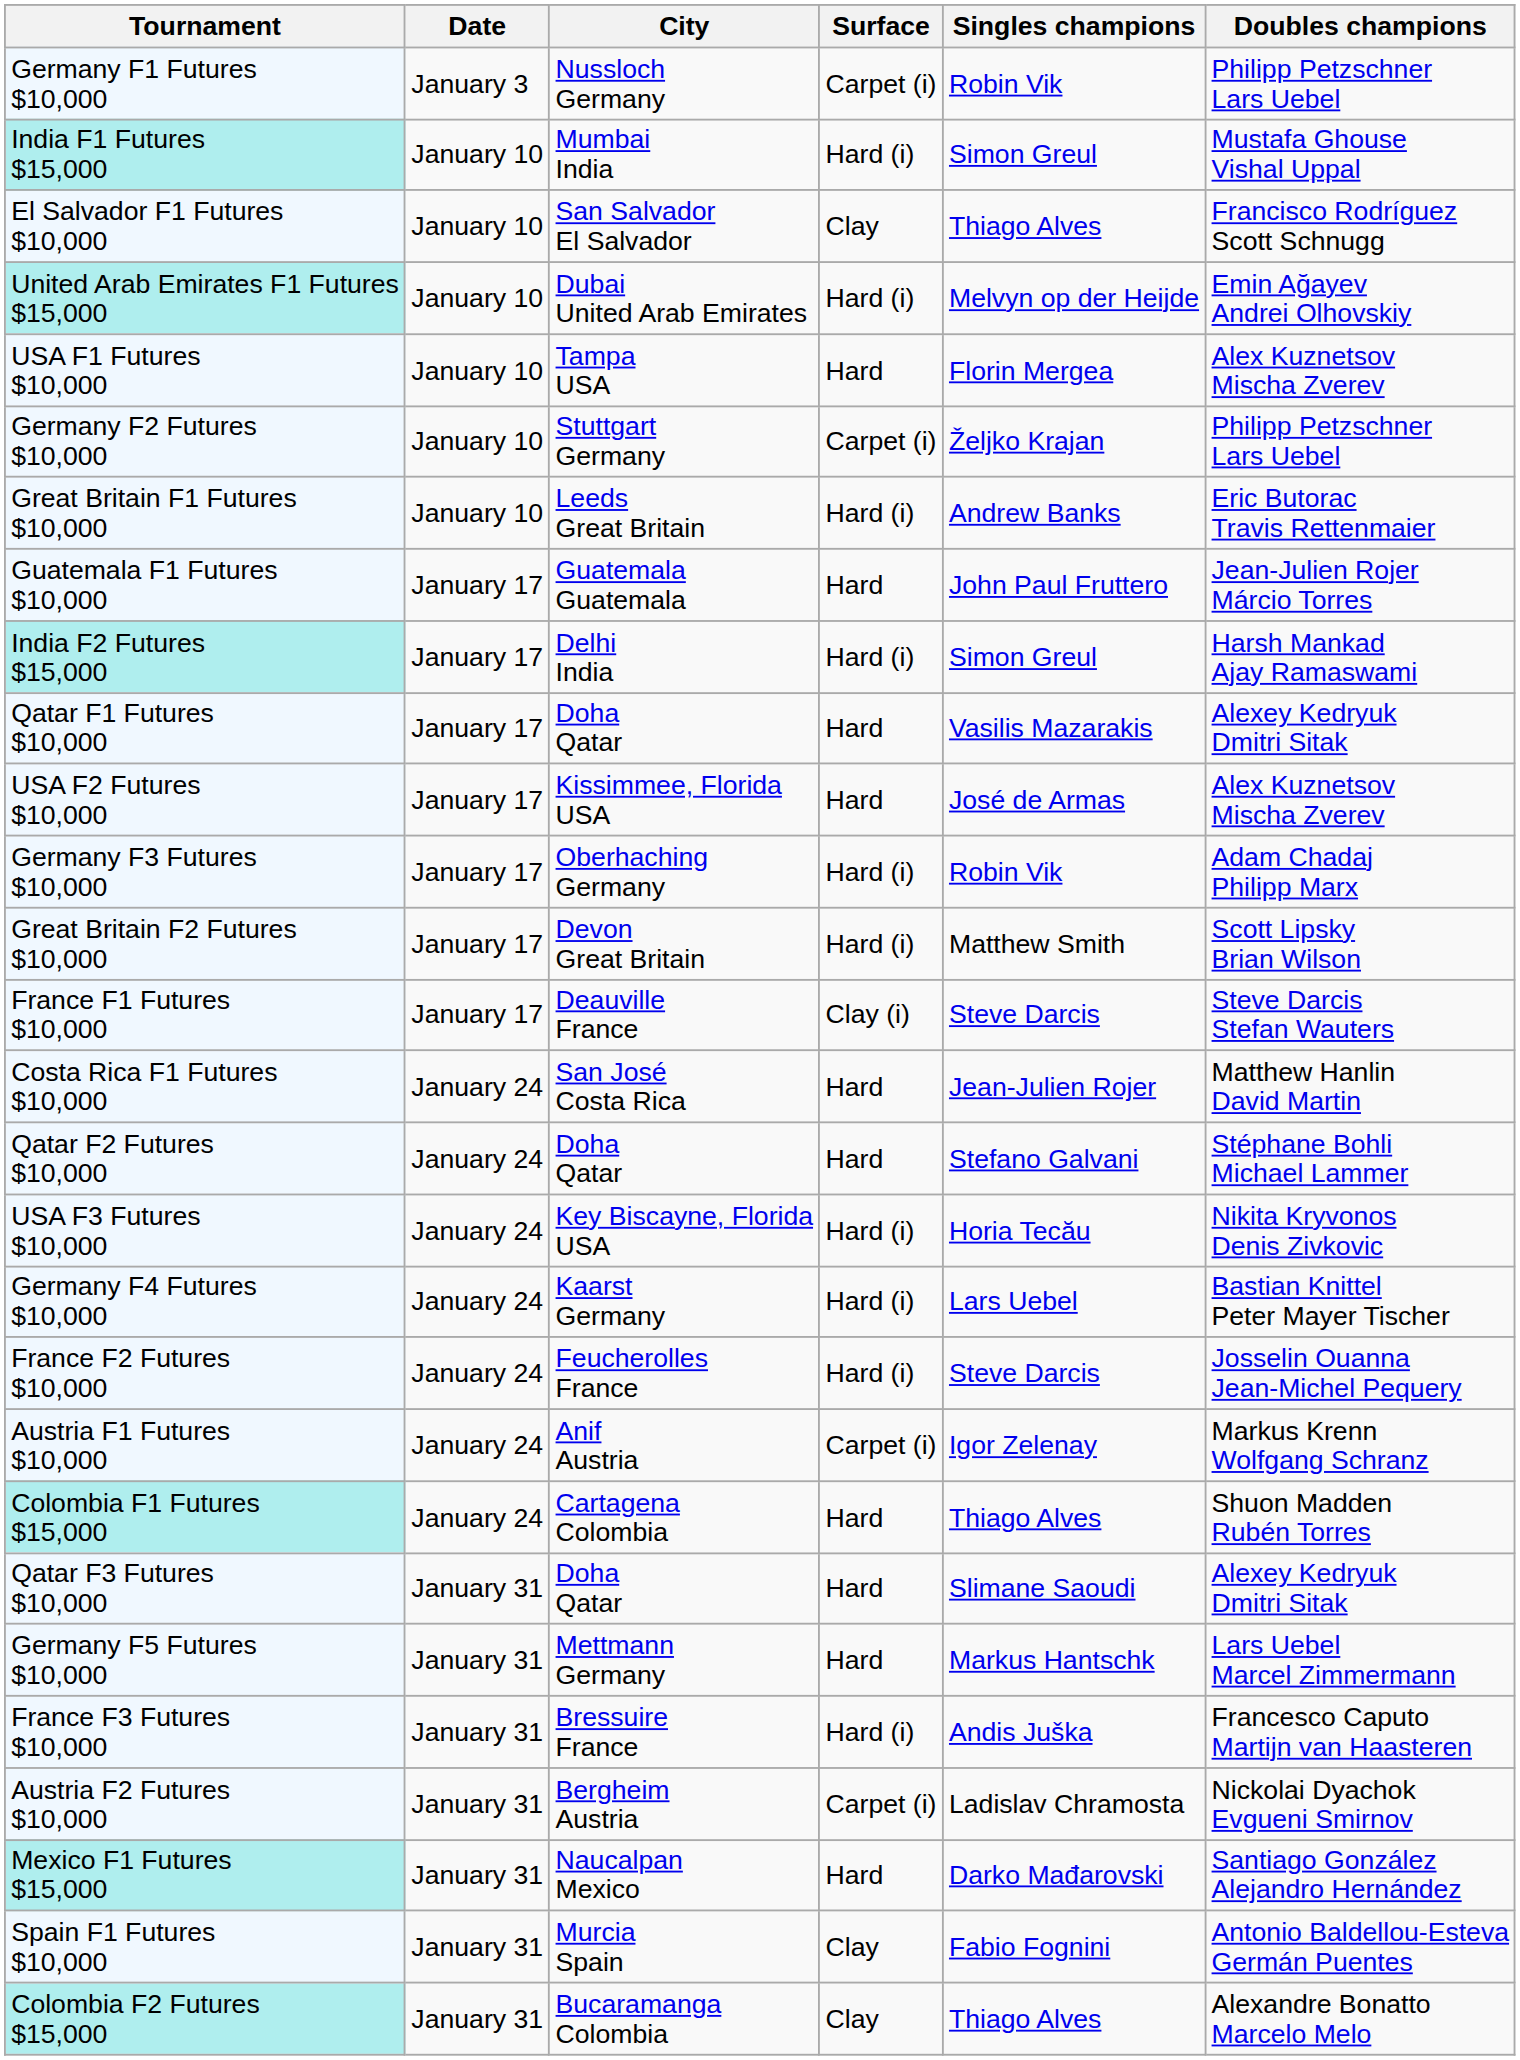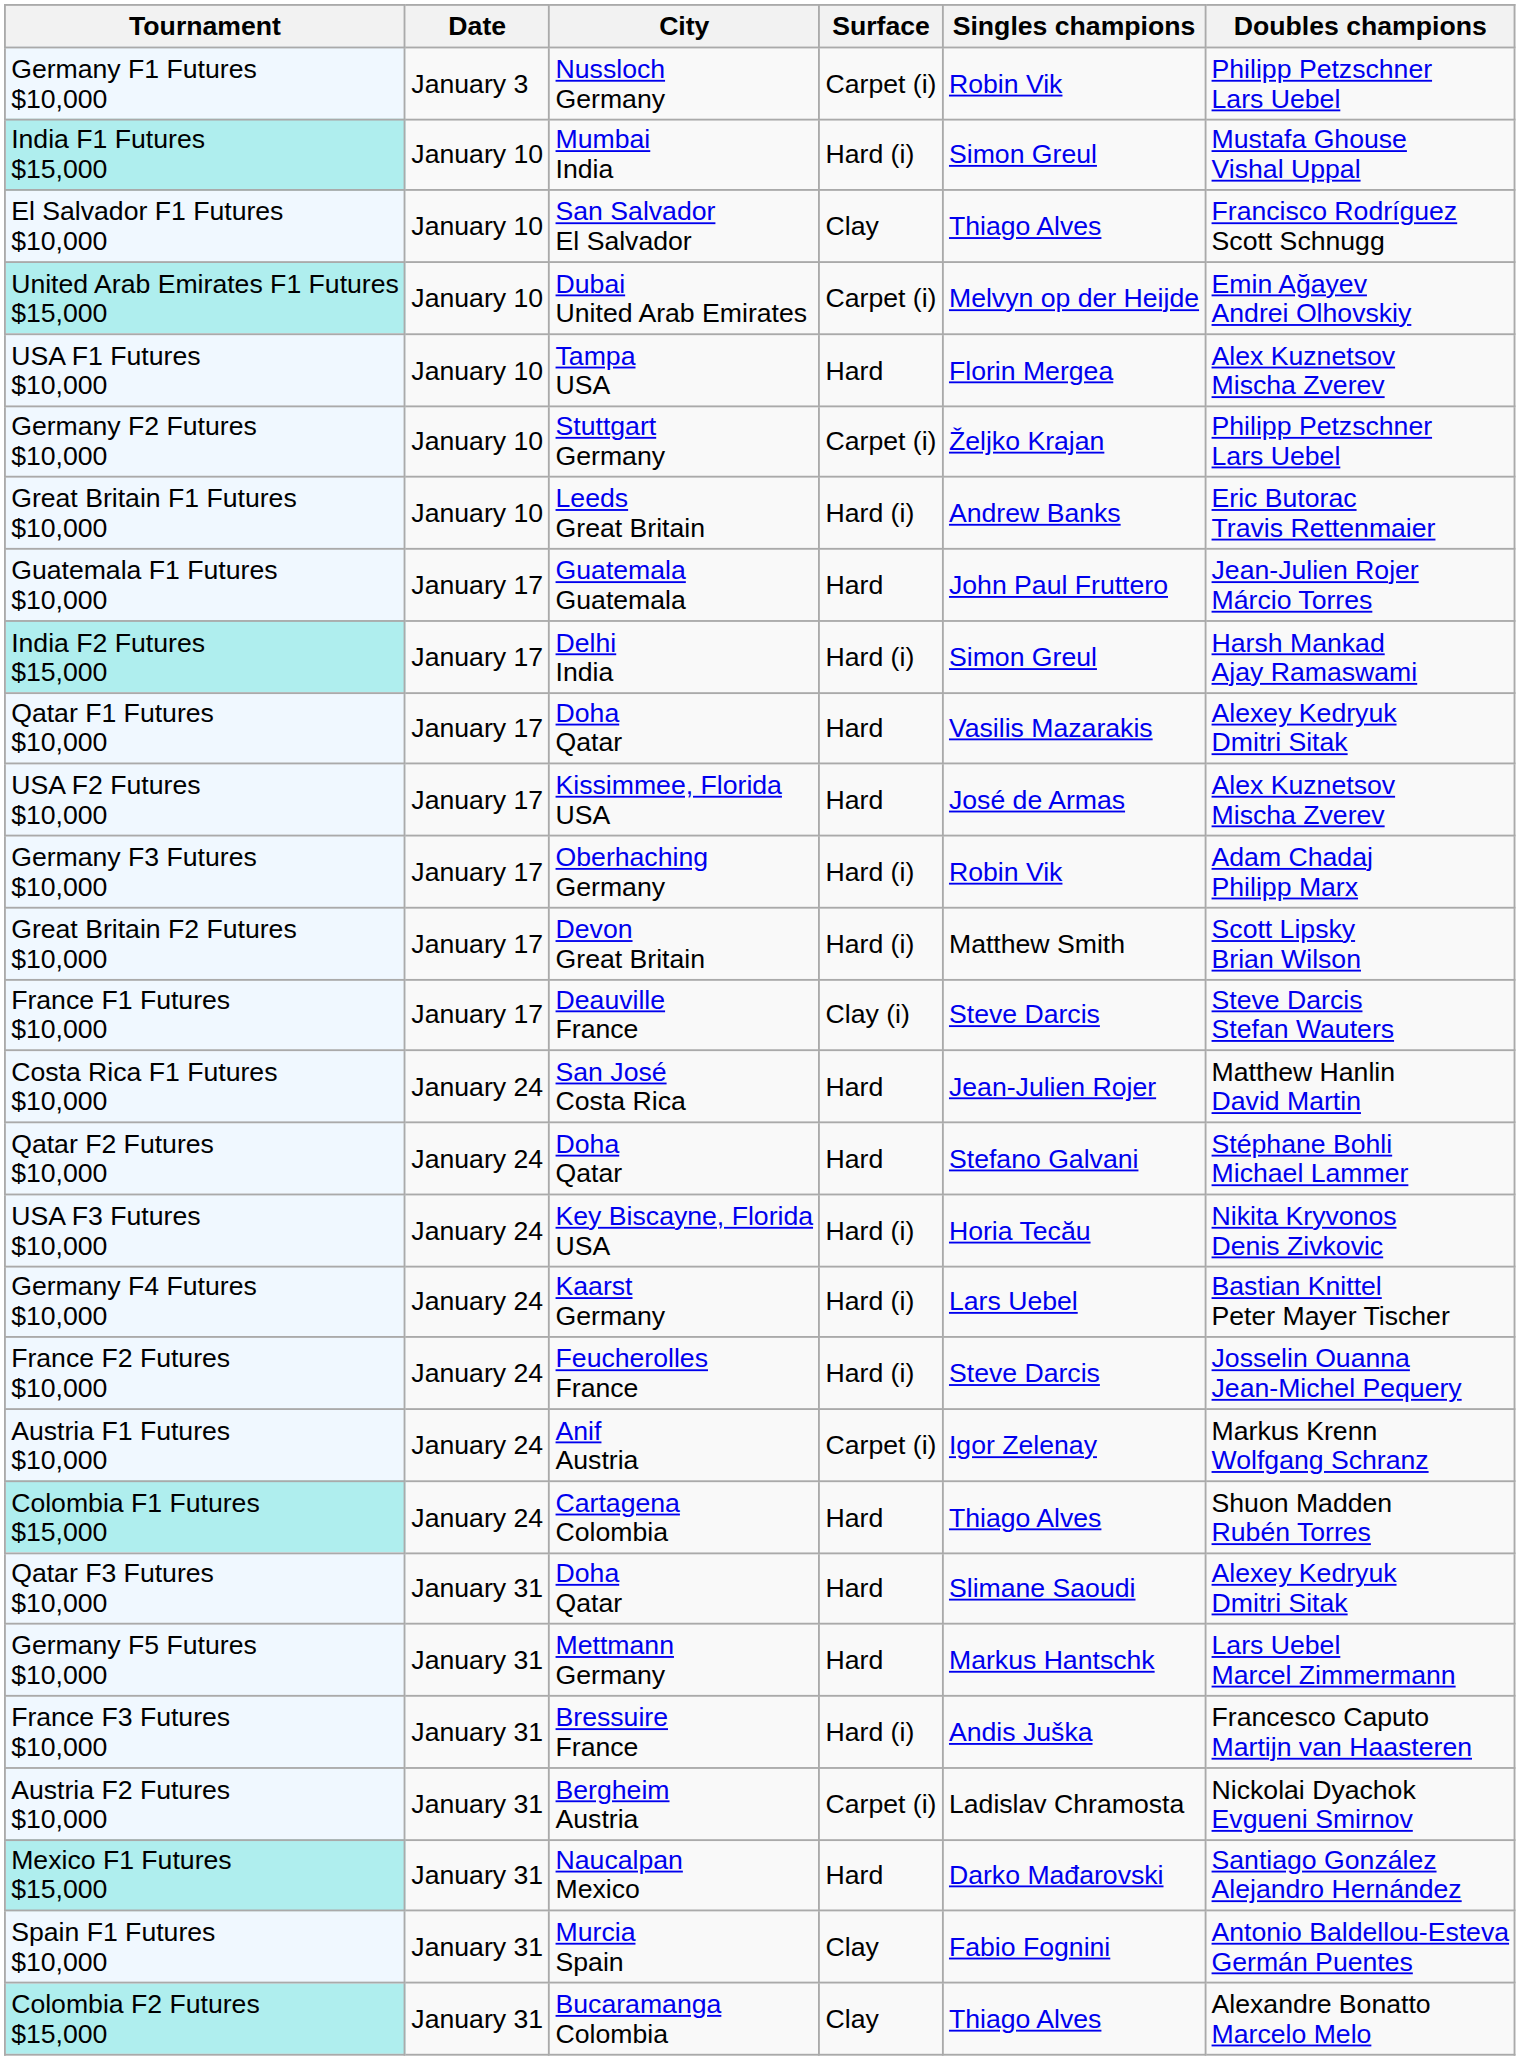(870, 298) Hard (i) -> (881, 298) Carpet (i)
